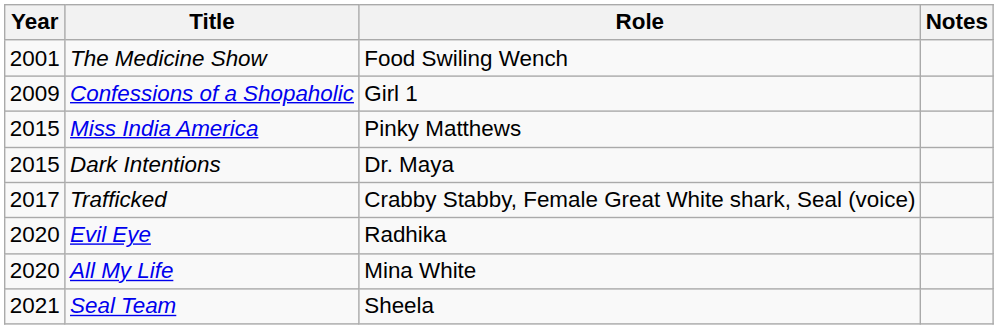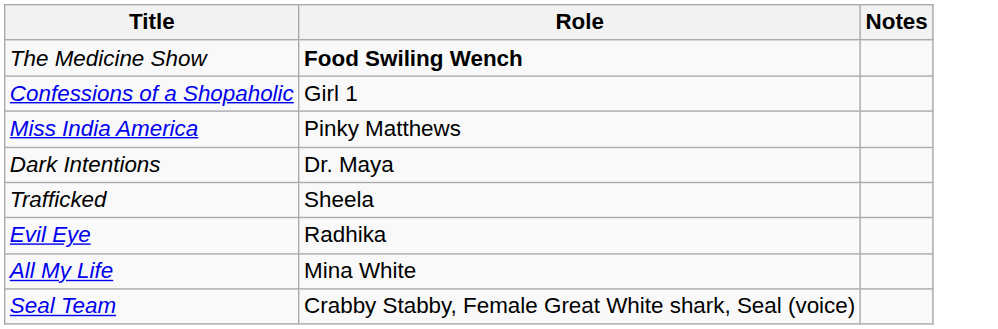- column: (35, 22)
(466, 57) normal -> (413, 57) bold
(640, 199) Crabby Stabby, Female Great White shark, Seal (voice) -> (339, 199) Sheela
(399, 306) Sheela -> (580, 306) Crabby Stabby, Female Great White shark, Seal (voice)
